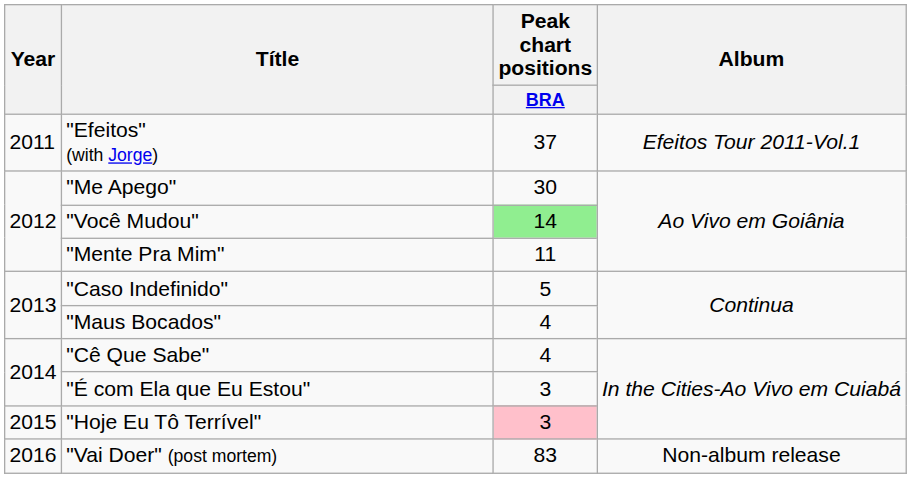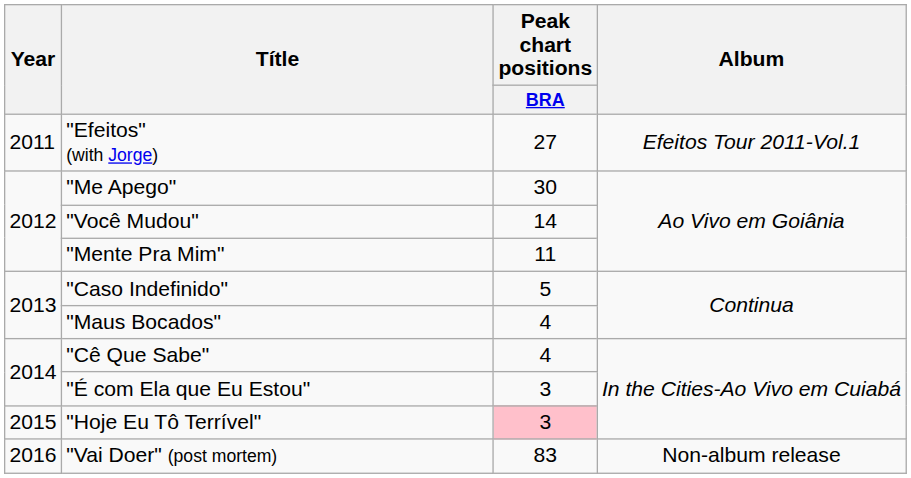(545, 142) 37 -> (545, 142) 27
(545, 221) lightgreen background -> (545, 221) no background
